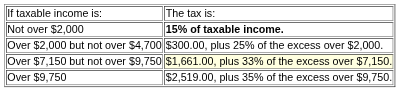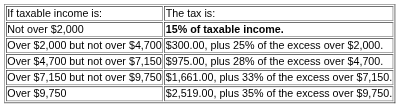+ row: (85, 61)
(279, 61) lightyellow background -> (279, 77) no background
